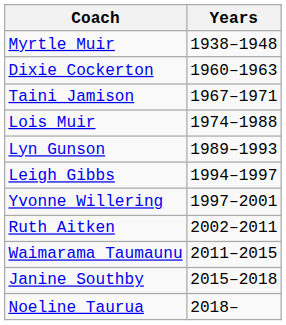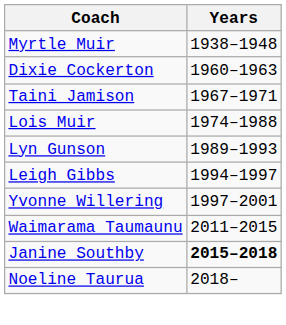- row: (62, 228)
(234, 280) normal -> (234, 254) bold
